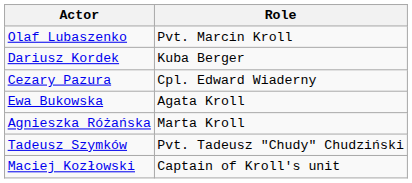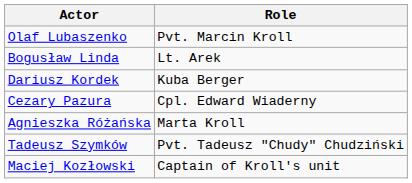+ row: (63, 59)
- row: (55, 102)
